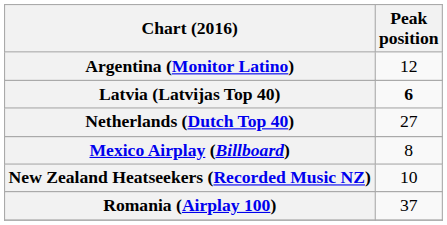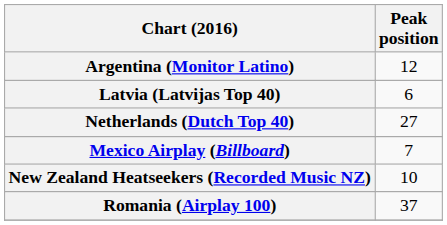(409, 94) bold -> (409, 94) normal
(409, 149) 8 -> (409, 149) 7
